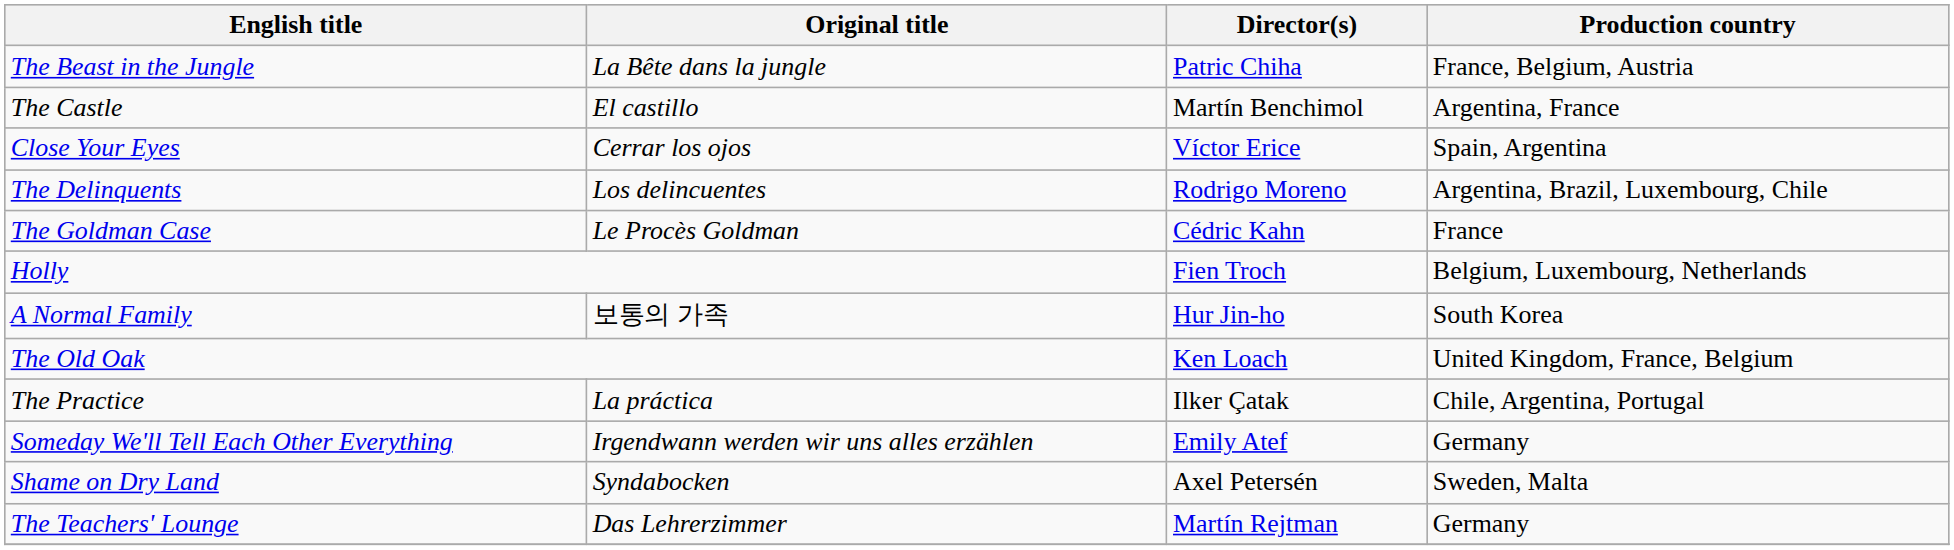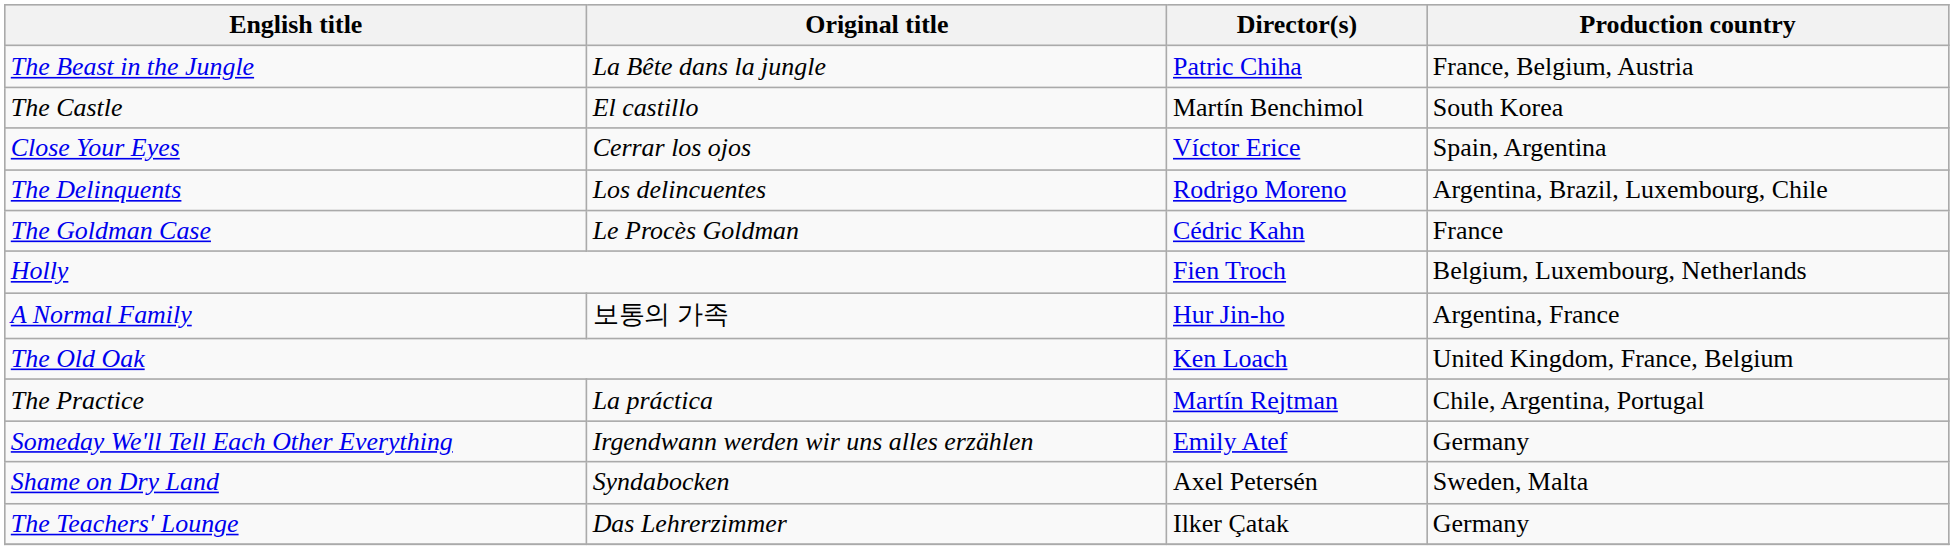(1526, 107) Argentina, France -> (1498, 107) South Korea
(1498, 315) South Korea -> (1526, 315) Argentina, France
(1231, 399) Ilker Çatak -> (1255, 399) Martín Rejtman
(1255, 523) Martín Rejtman -> (1231, 523) Ilker Çatak
